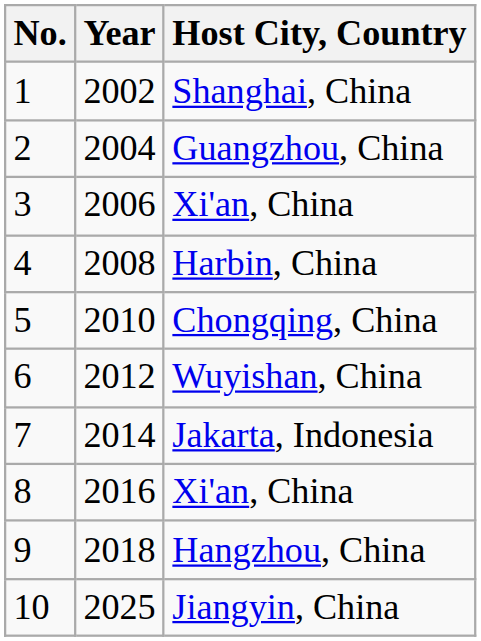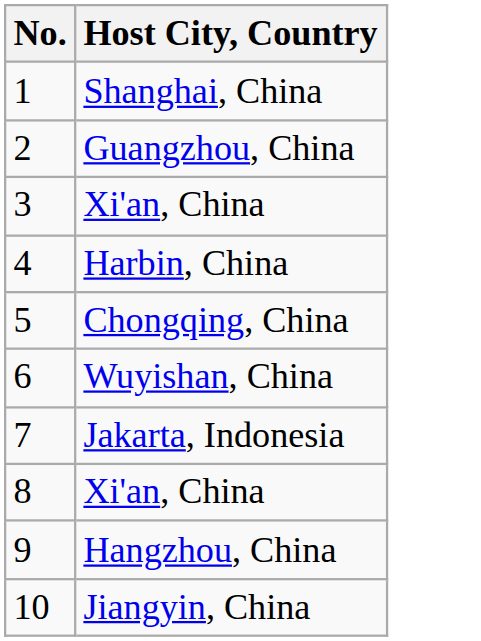- column: (120, 33)
